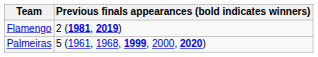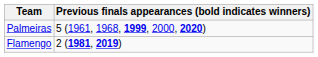rows swapped: (29, 44) <-> (29, 28)
